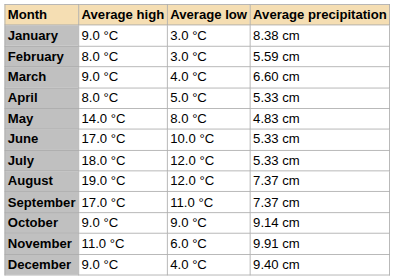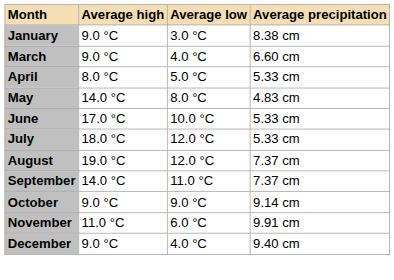- row: (36, 56)
(104, 202) 17.0 °C -> (104, 181) 14.0 °C
